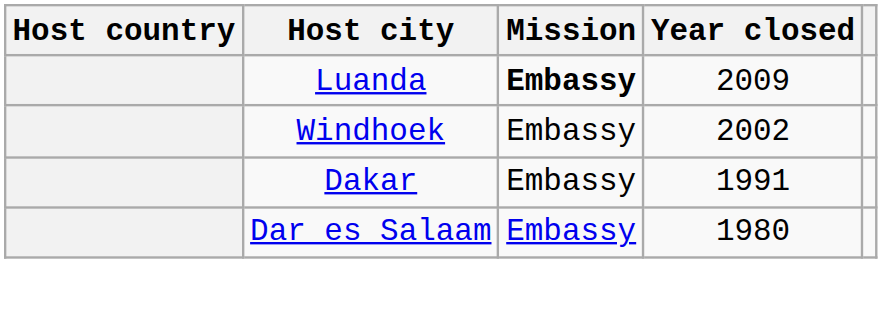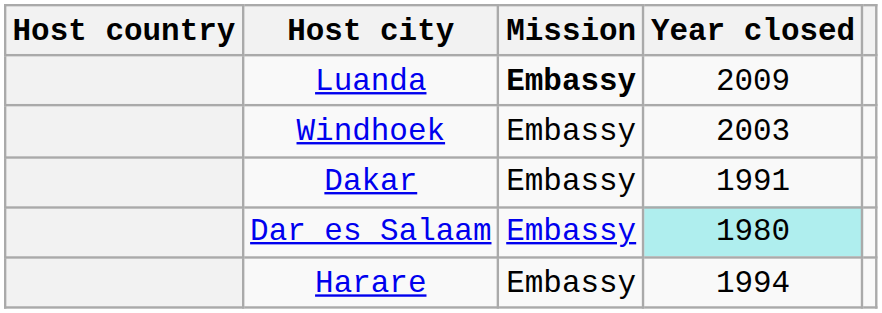(753, 131) 2002 -> (753, 131) 2003
(753, 232) no background -> (753, 232) paleturquoise background
+ row: (371, 283)
